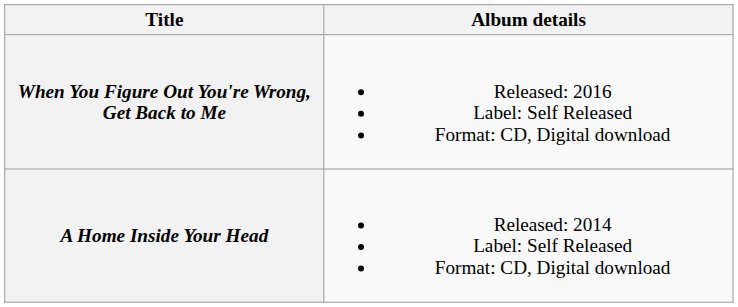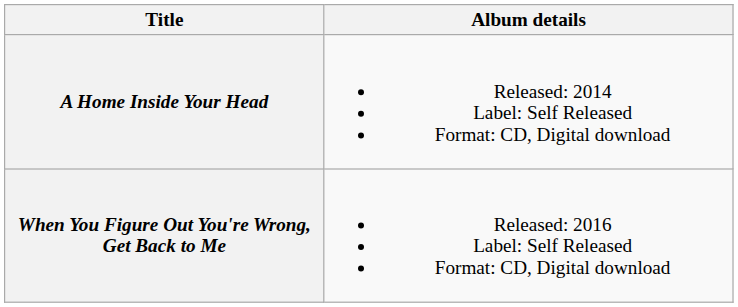rows swapped: (164, 235) <-> (164, 101)
